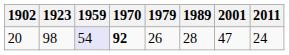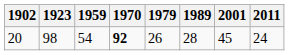(85, 38) lavender background -> (85, 38) no background
(225, 38) 47 -> (225, 38) 45
